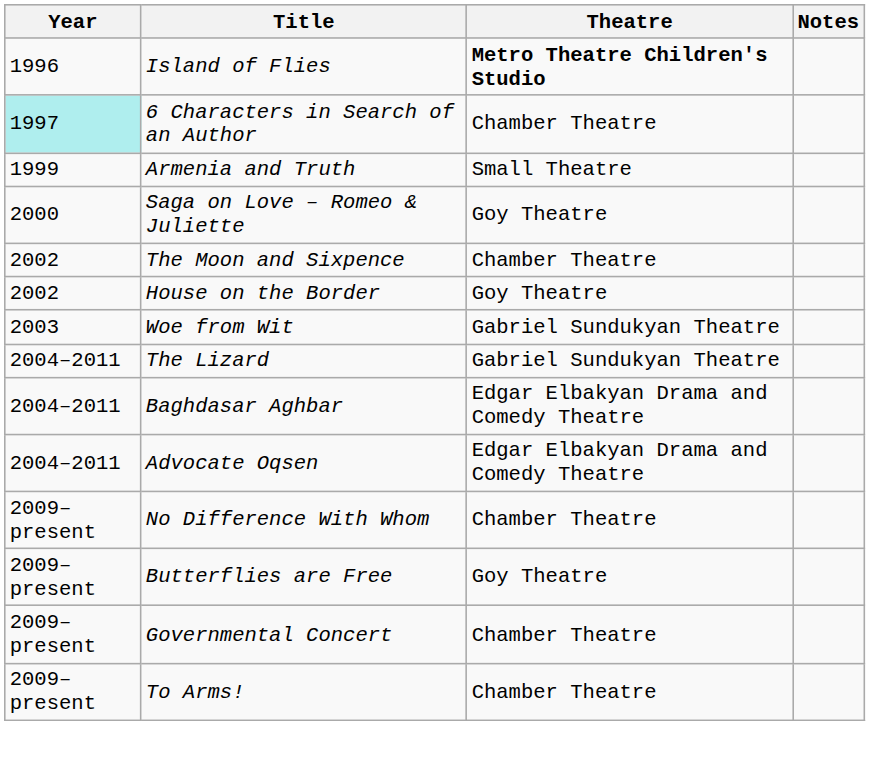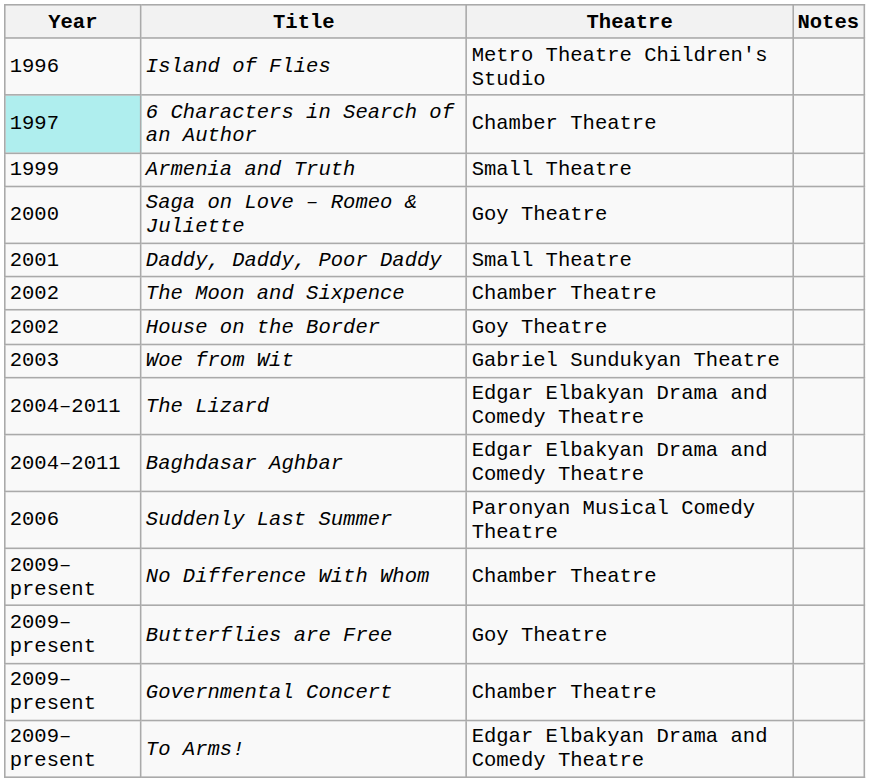(620, 67) bold -> (620, 67) normal
+ row: (294, 260)
(626, 360) Gabriel Sundukyan Theatre -> (620, 406) Edgar Elbakyan Drama and Comedy Theatre
- row: (232, 463)
+ row: (269, 520)
(564, 692) Chamber Theatre -> (620, 749) Edgar Elbakyan Drama and Comedy Theatre
